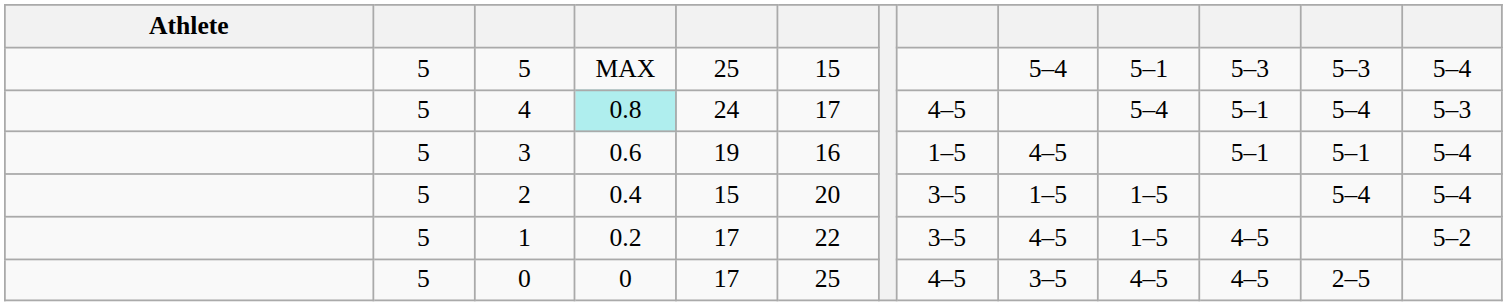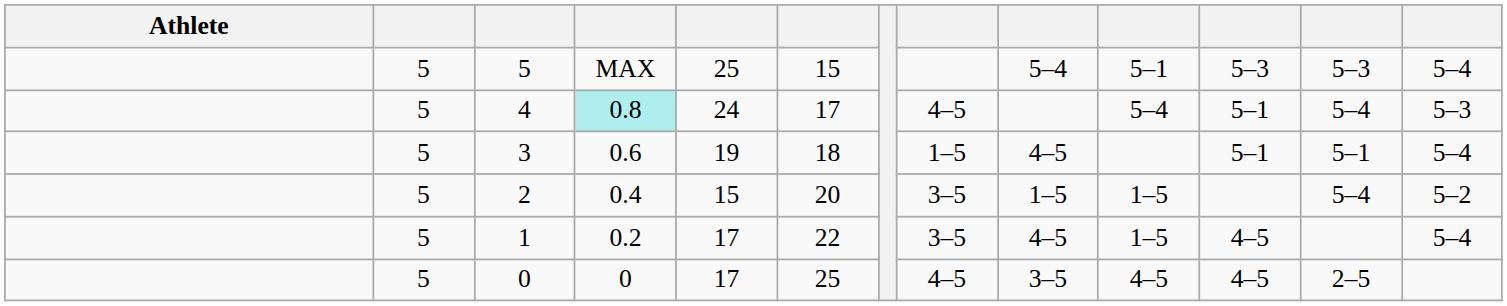(827, 152) 16 -> (827, 152) 18
(1452, 195) 5–4 -> (1452, 195) 5–2
(1452, 237) 5–2 -> (1452, 237) 5–4
